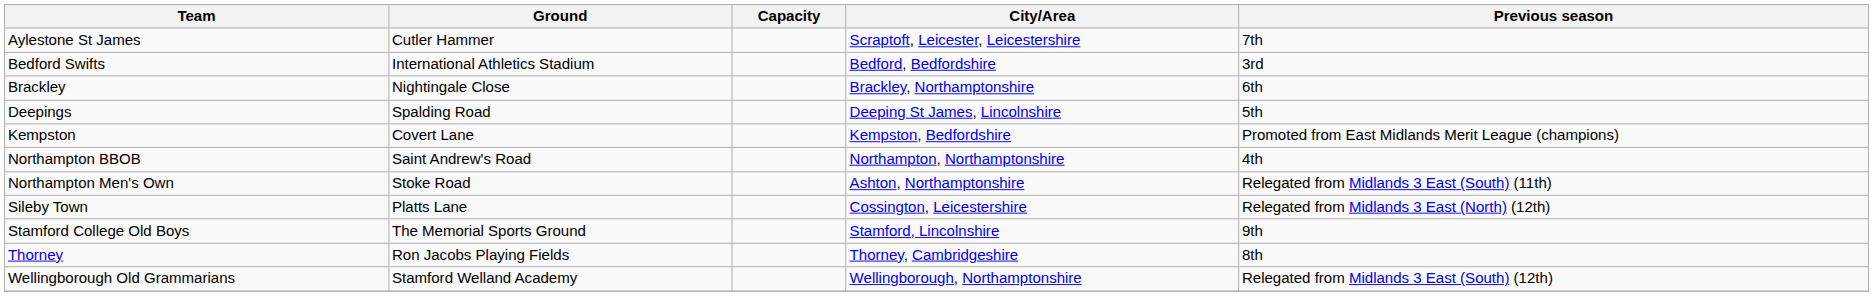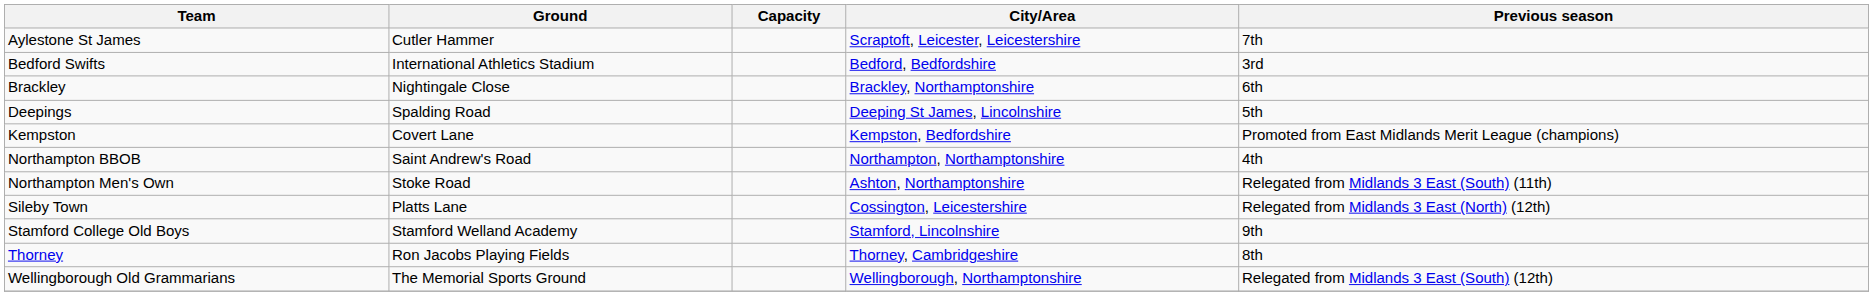(489, 231) The Memorial Sports Ground -> (485, 231) Stamford Welland Academy
(485, 278) Stamford Welland Academy -> (489, 278) The Memorial Sports Ground
